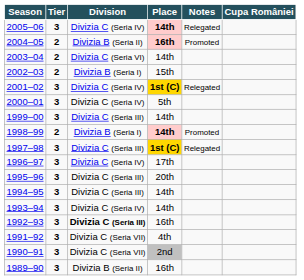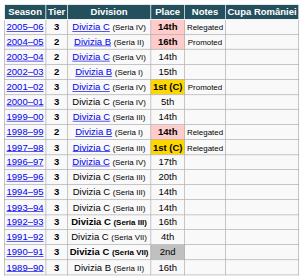(202, 88) Relegated -> (205, 88) Promoted
(202, 133) Promoted -> (205, 133) Relegated
(108, 207) Divizia C (Seria IV) -> (109, 207) Divizia C (Seria III)
(108, 252) normal -> (109, 252) bold
